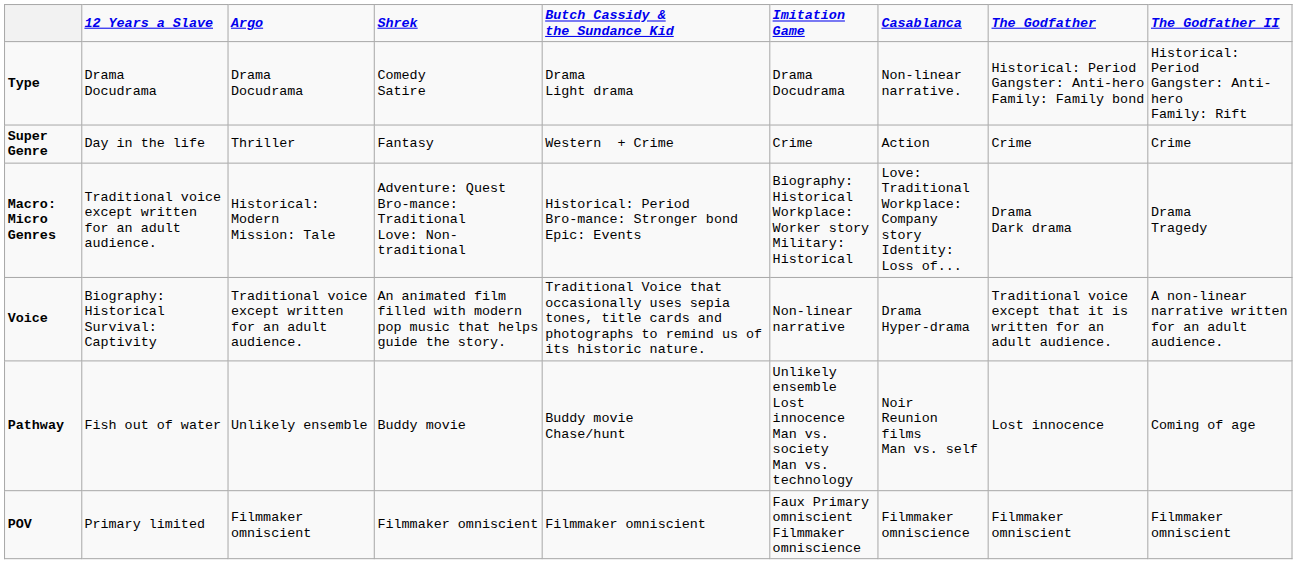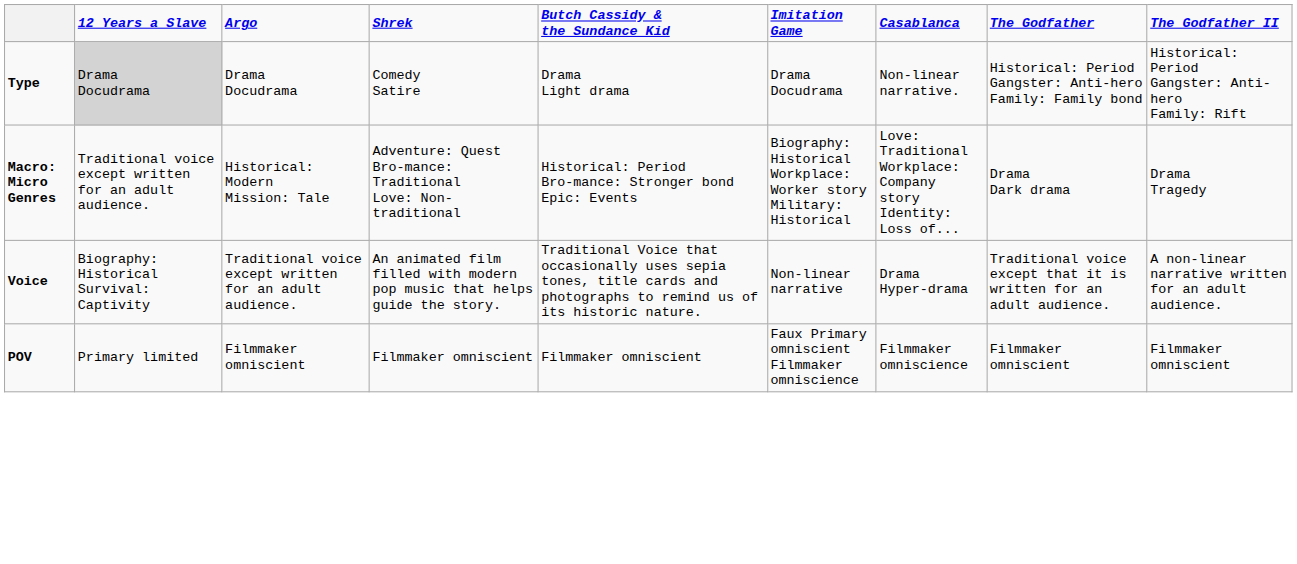(121, 84) no background -> (114, 84) lightgrey background
- row: (28, 144)
- row: (36, 426)
